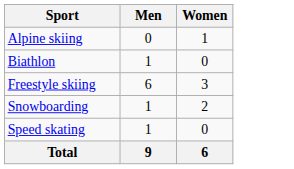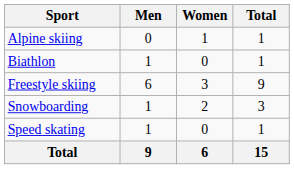+ column: (261, 16)
